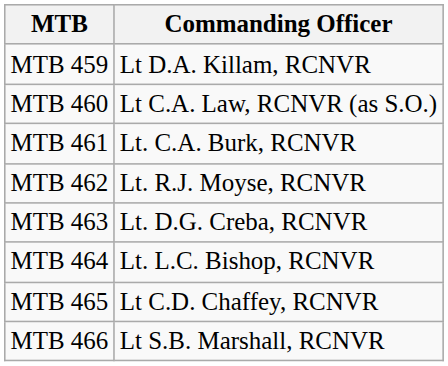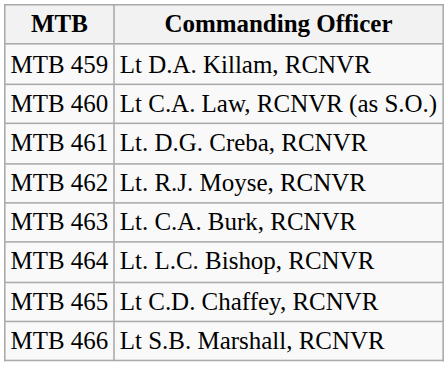(238, 143) Lt. C.A. Burk, RCNVR -> (244, 143) Lt. D.G. Creba, RCNVR
(244, 222) Lt. D.G. Creba, RCNVR -> (238, 222) Lt. C.A. Burk, RCNVR
